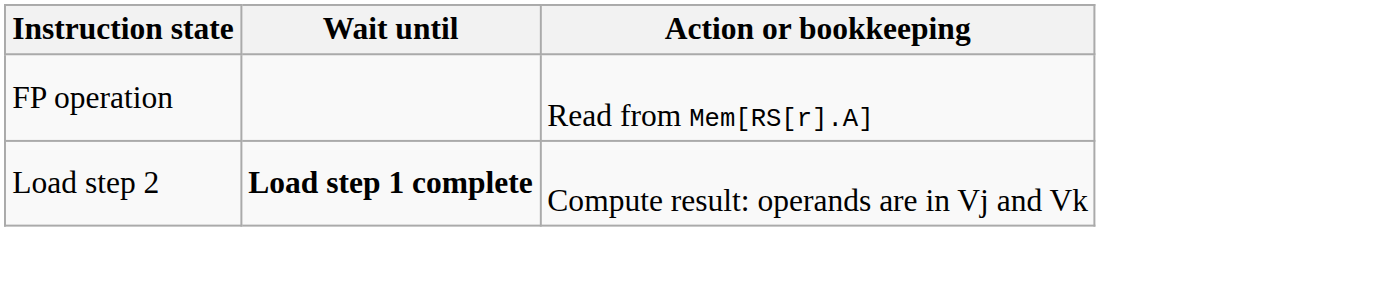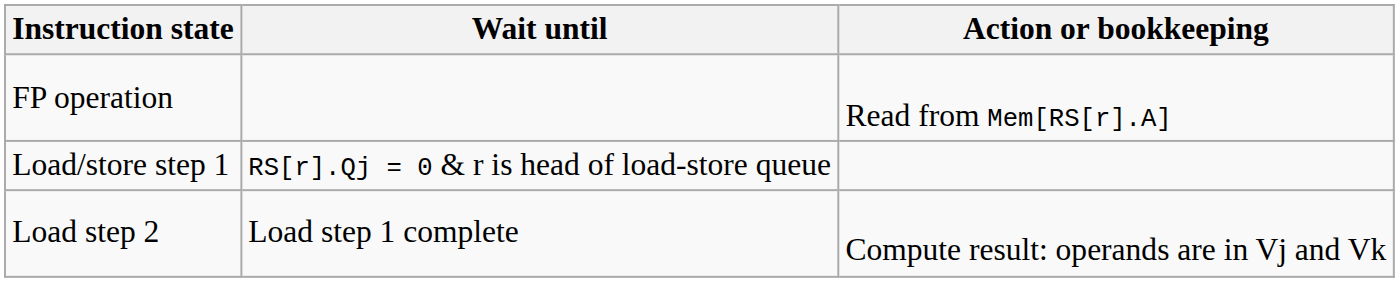+ row: (121, 164)
(391, 182) bold -> (384, 232) normal
